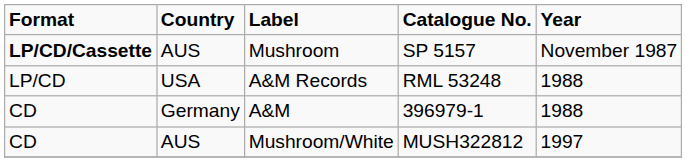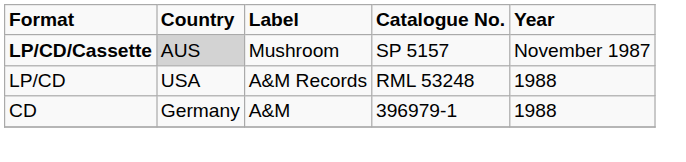(181, 50) no background -> (181, 50) lightgrey background
- row: (321, 141)
